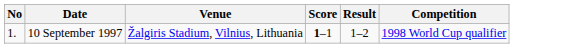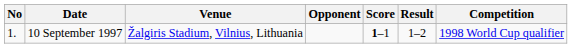+ column: (334, 14)
